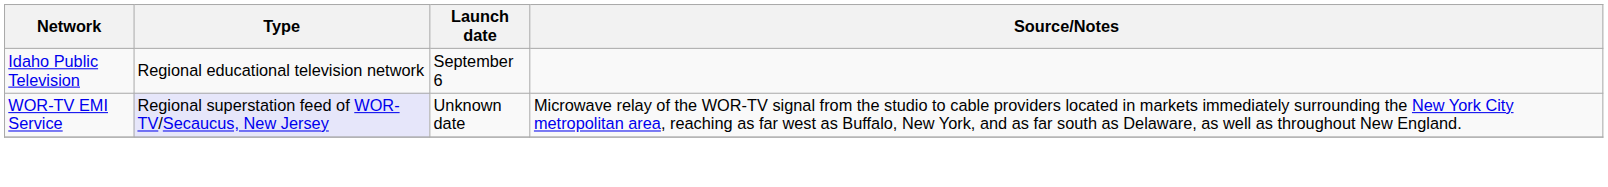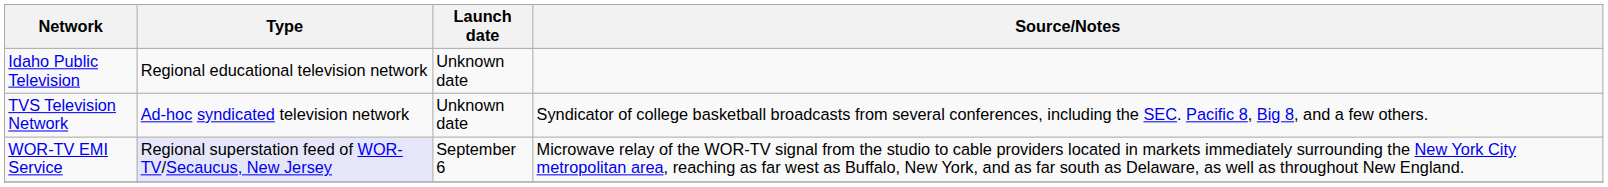(473, 70) September 6 -> (470, 70) Unknown date
+ row: (62, 115)
(468, 115) Unknown date -> (476, 159) September 6
